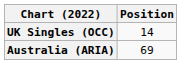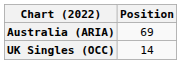rows swapped: (61, 50) <-> (61, 32)
